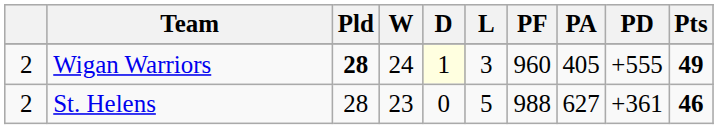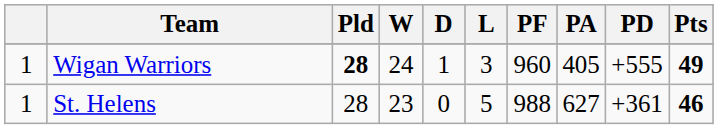(26, 63) 2 -> (26, 63) 1
(444, 63) lightyellow background -> (444, 63) no background
(26, 103) 2 -> (26, 103) 1
